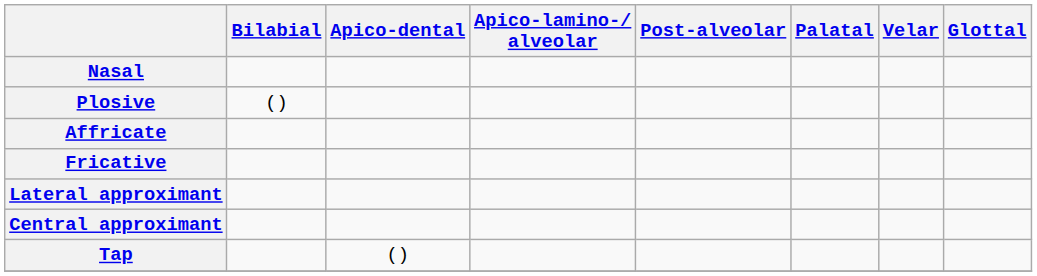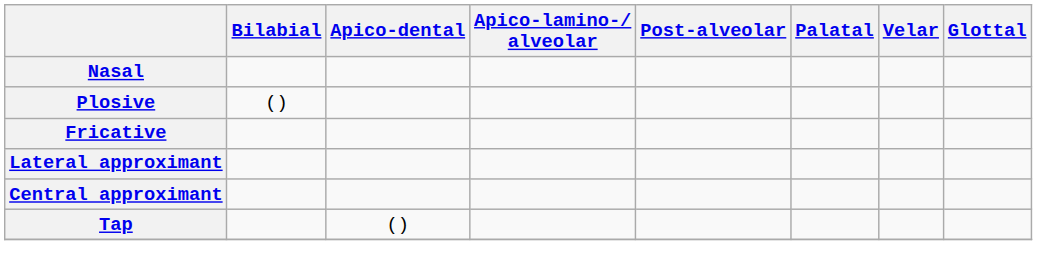- row: (116, 133)
